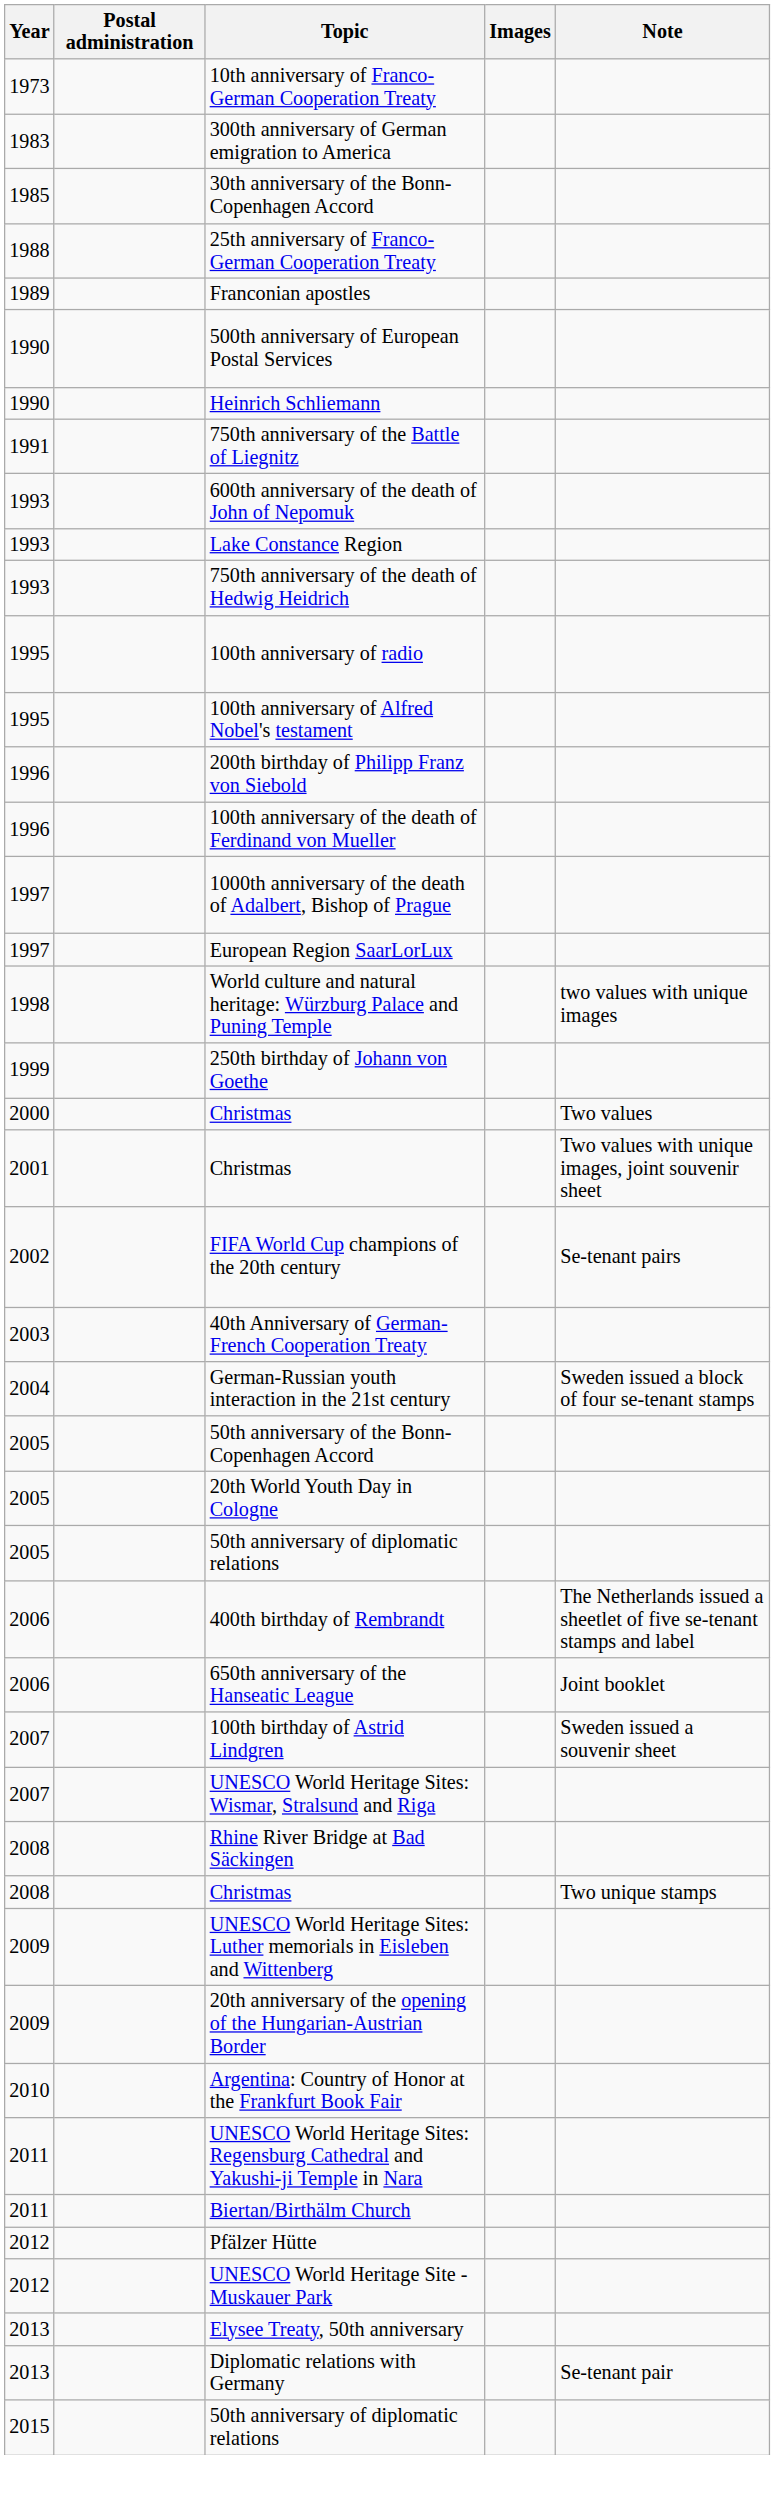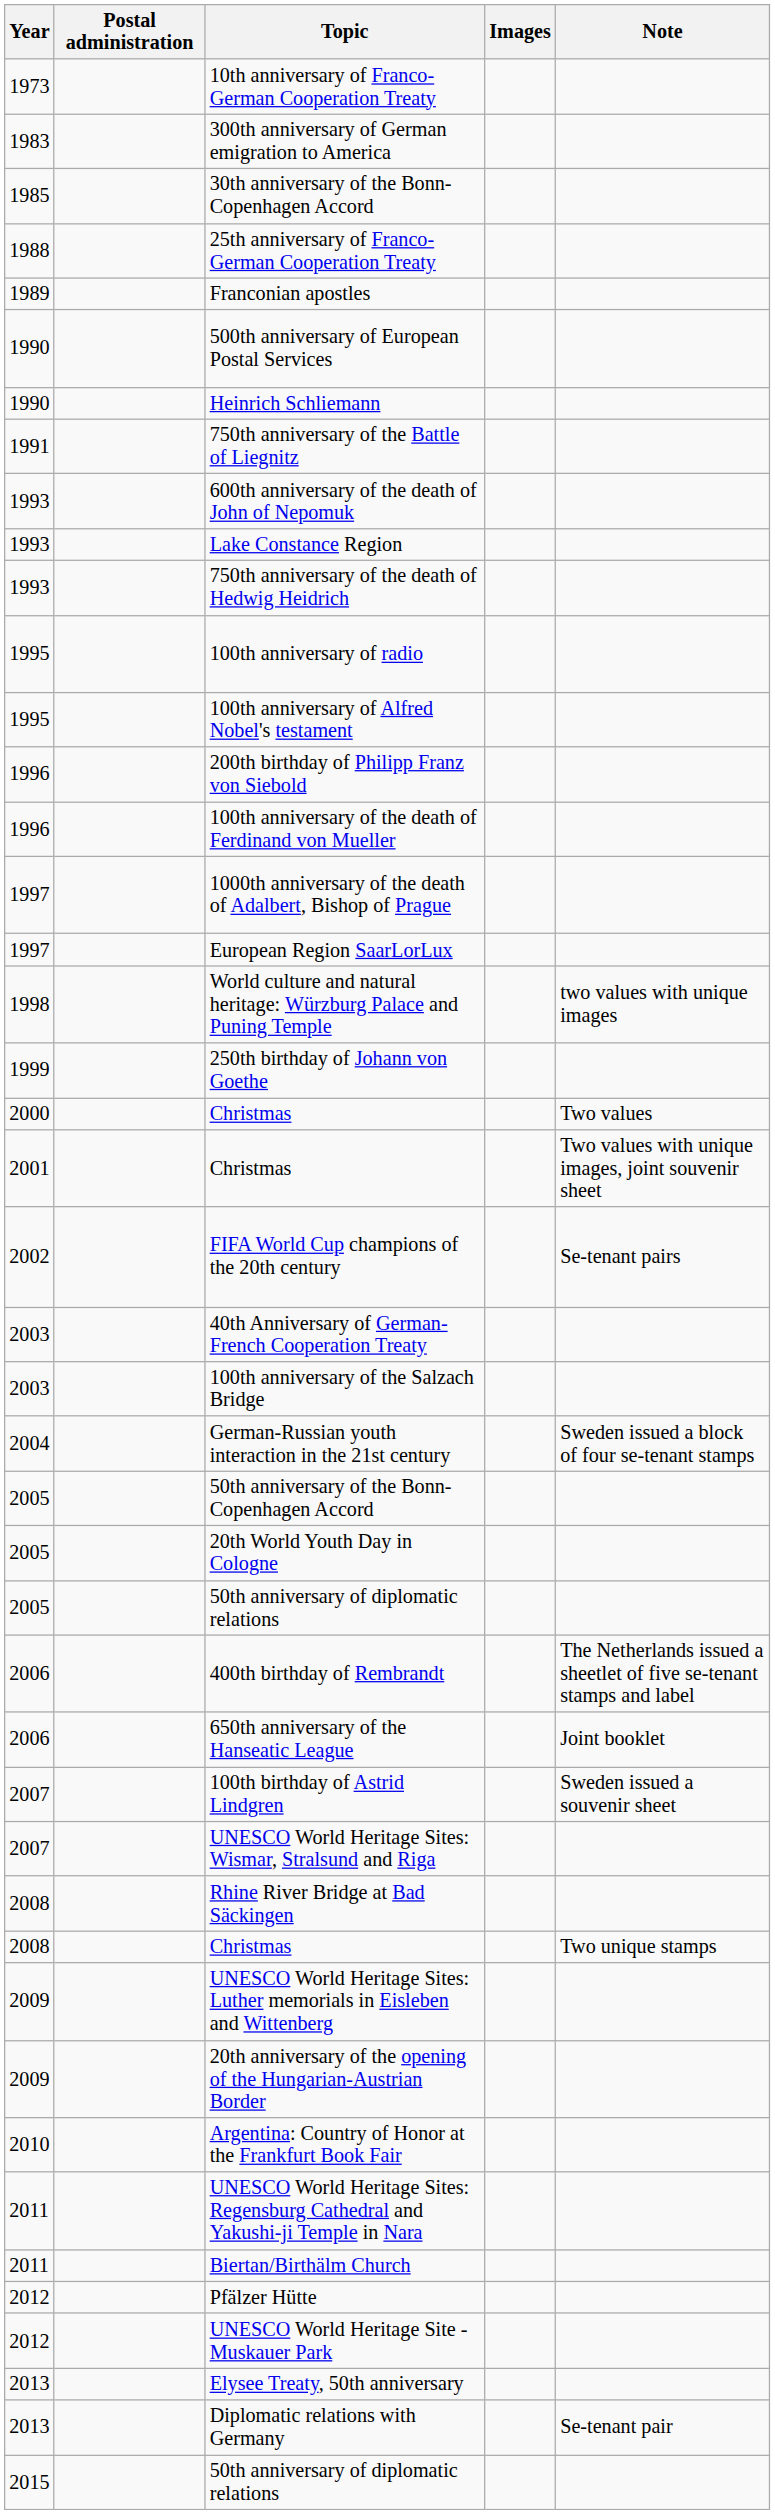+ row: (29, 1388)
